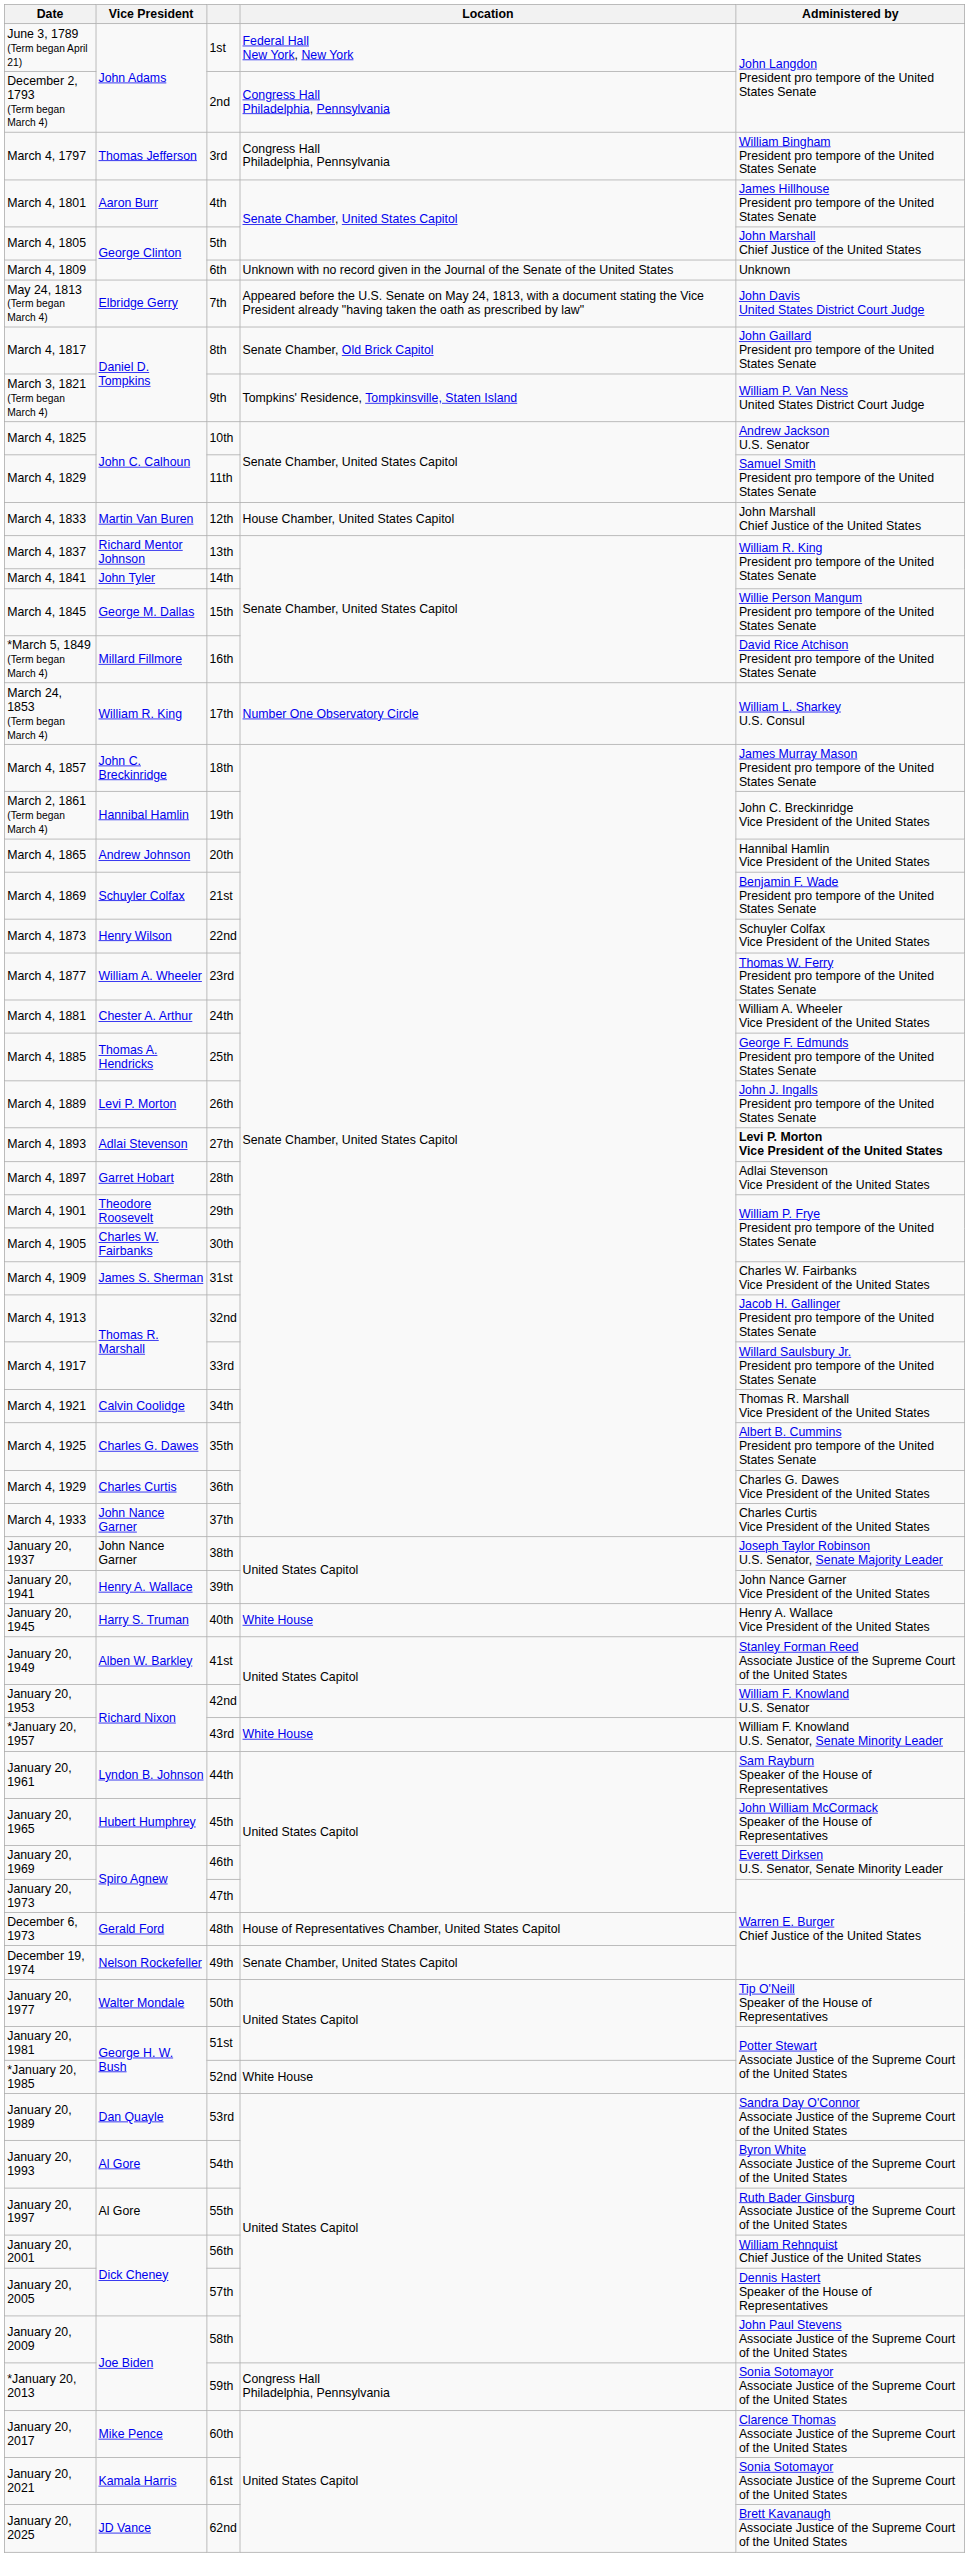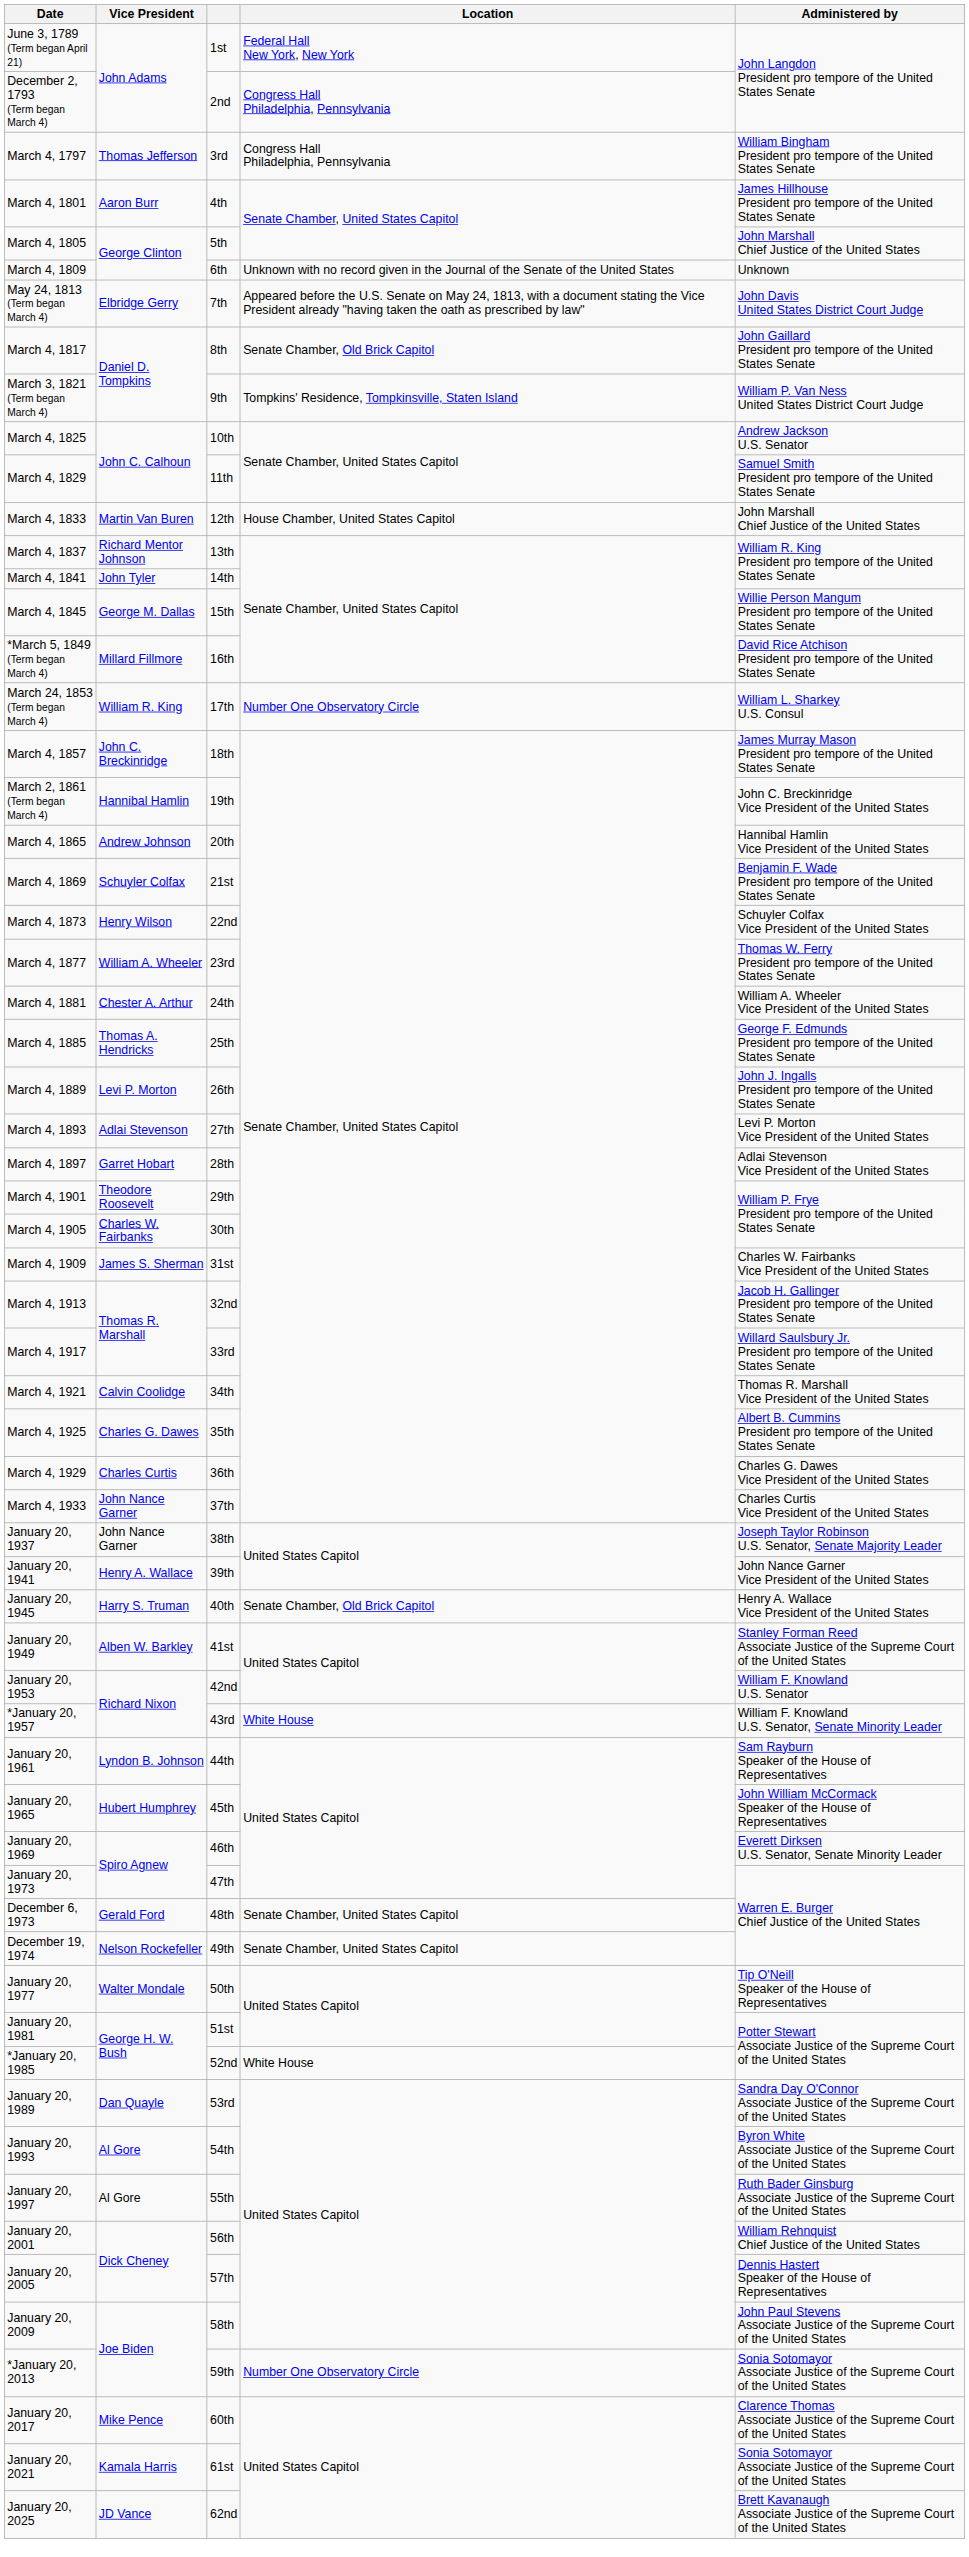(841, 1144) bold -> (833, 1130) normal
(278, 1620) White House -> (339, 1606) Senate Chamber, Old Brick Capitol
(401, 1929) House of Representatives Chamber, United States Capitol -> (351, 1915) Senate Chamber, United States Capitol
(316, 2386) Congress Hall Philadelphia, Pennsylvania -> (331, 2372) Number One Observatory Circle
